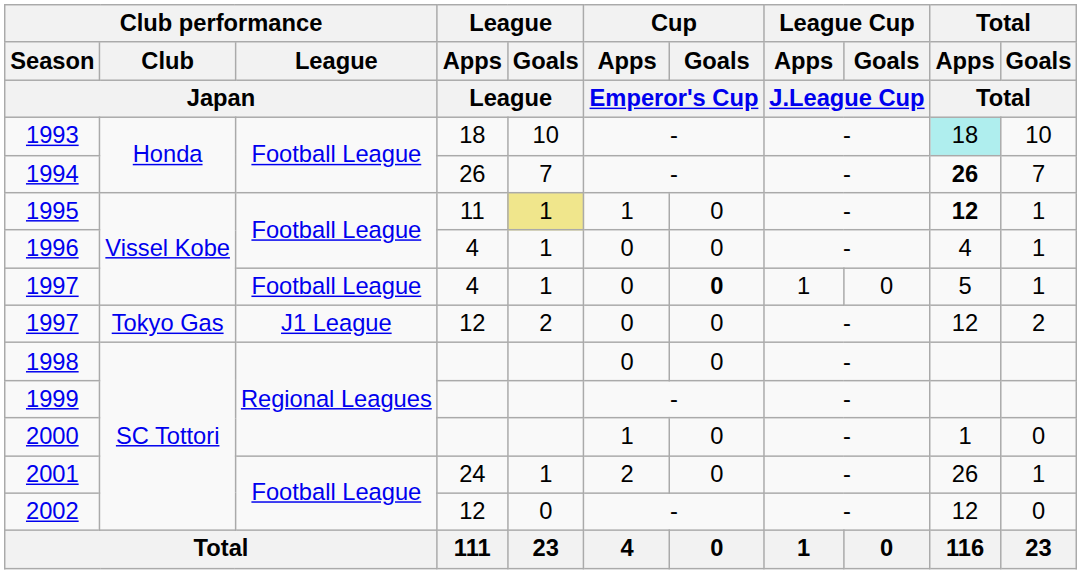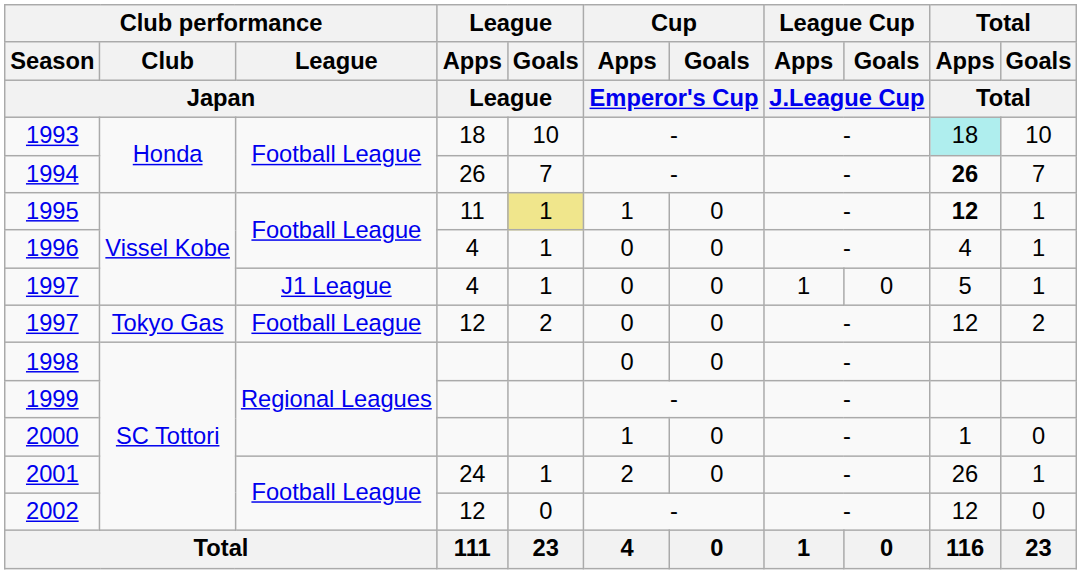(336, 286) Football League -> (336, 286) J1 League
(717, 286) bold -> (717, 286) normal
(336, 323) J1 League -> (336, 323) Football League
